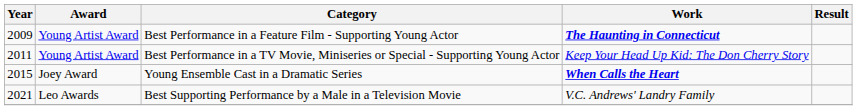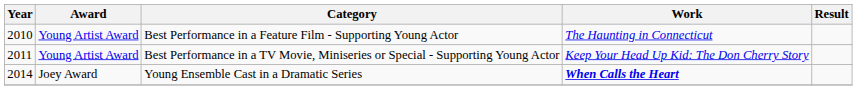(20, 34) 2009 -> (20, 34) 2010
(642, 34) bold -> (639, 34) normal
(20, 74) 2015 -> (20, 74) 2014
- row: (303, 94)
